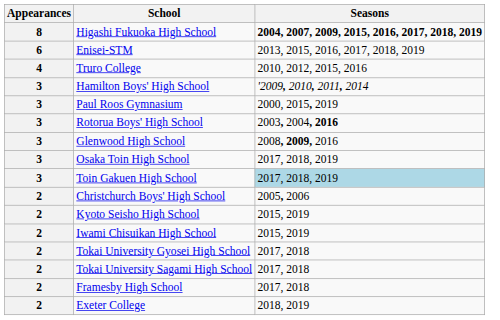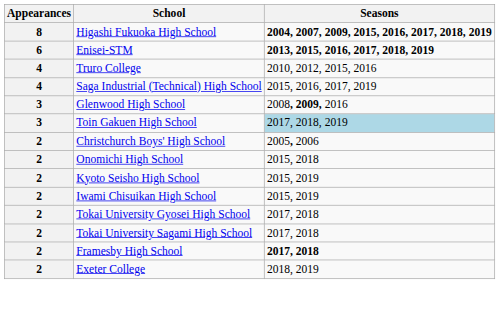(341, 50) normal -> (351, 50) bold
+ row: (169, 86)
- row: (143, 86)
- row: (129, 104)
- row: (140, 123)
- row: (133, 159)
+ row: (130, 159)
(283, 287) normal -> (293, 251) bold
